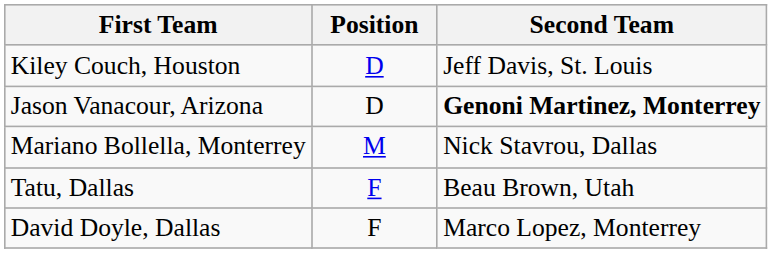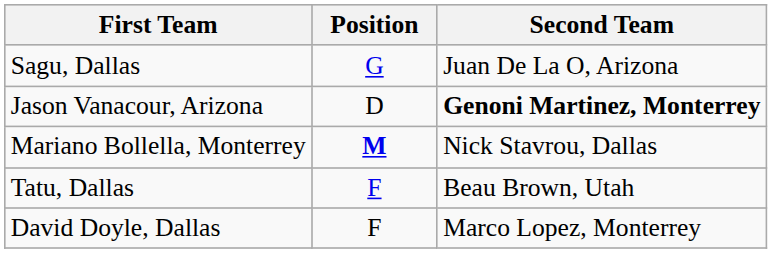+ row: (75, 65)
- row: (126, 65)
(374, 146) normal -> (374, 146) bold
